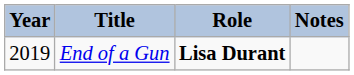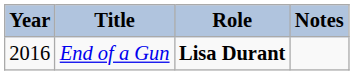(30, 53) 2019 -> (30, 53) 2016
